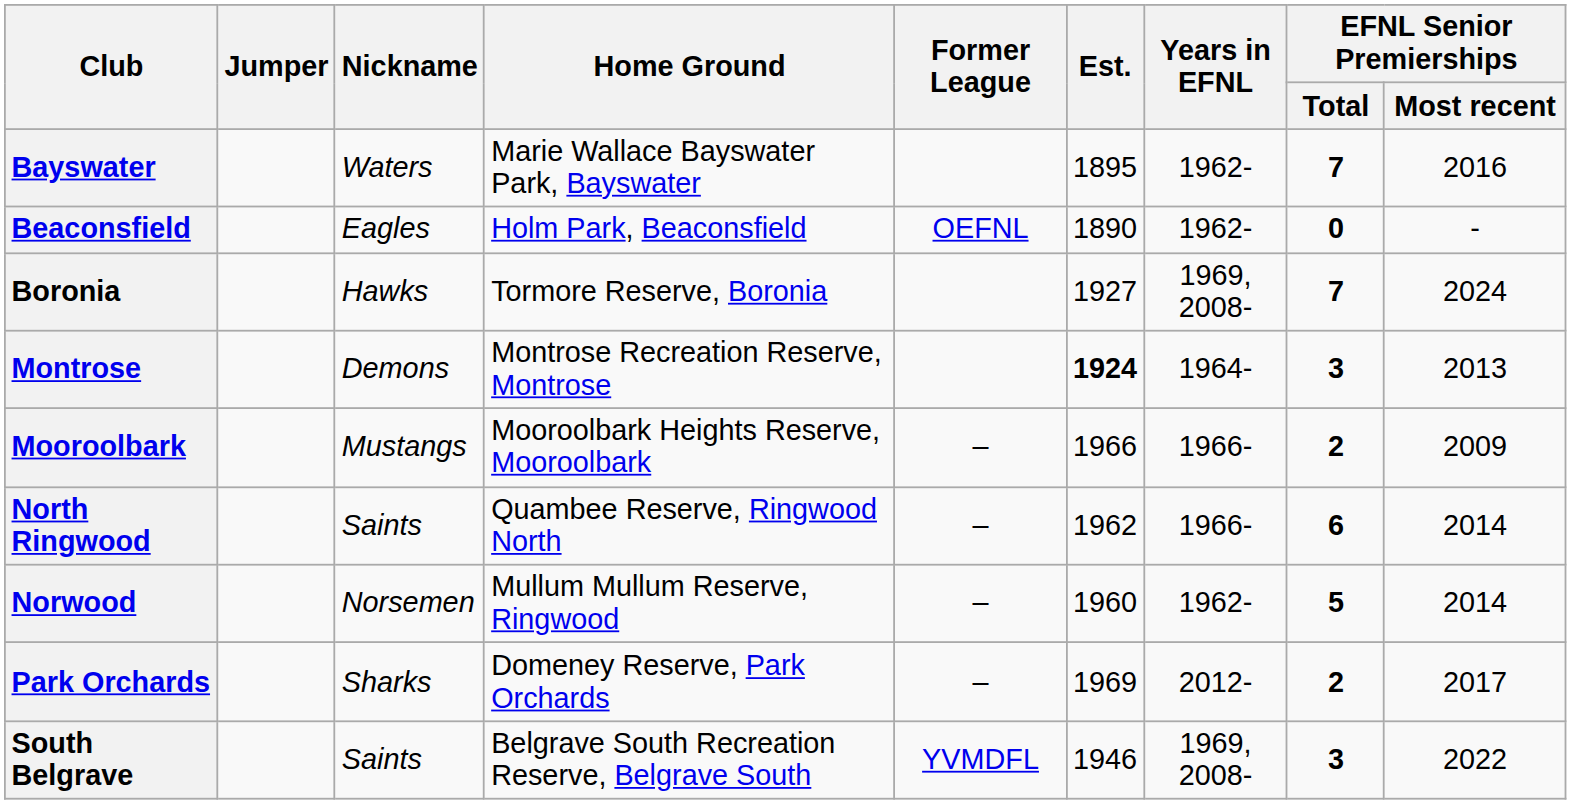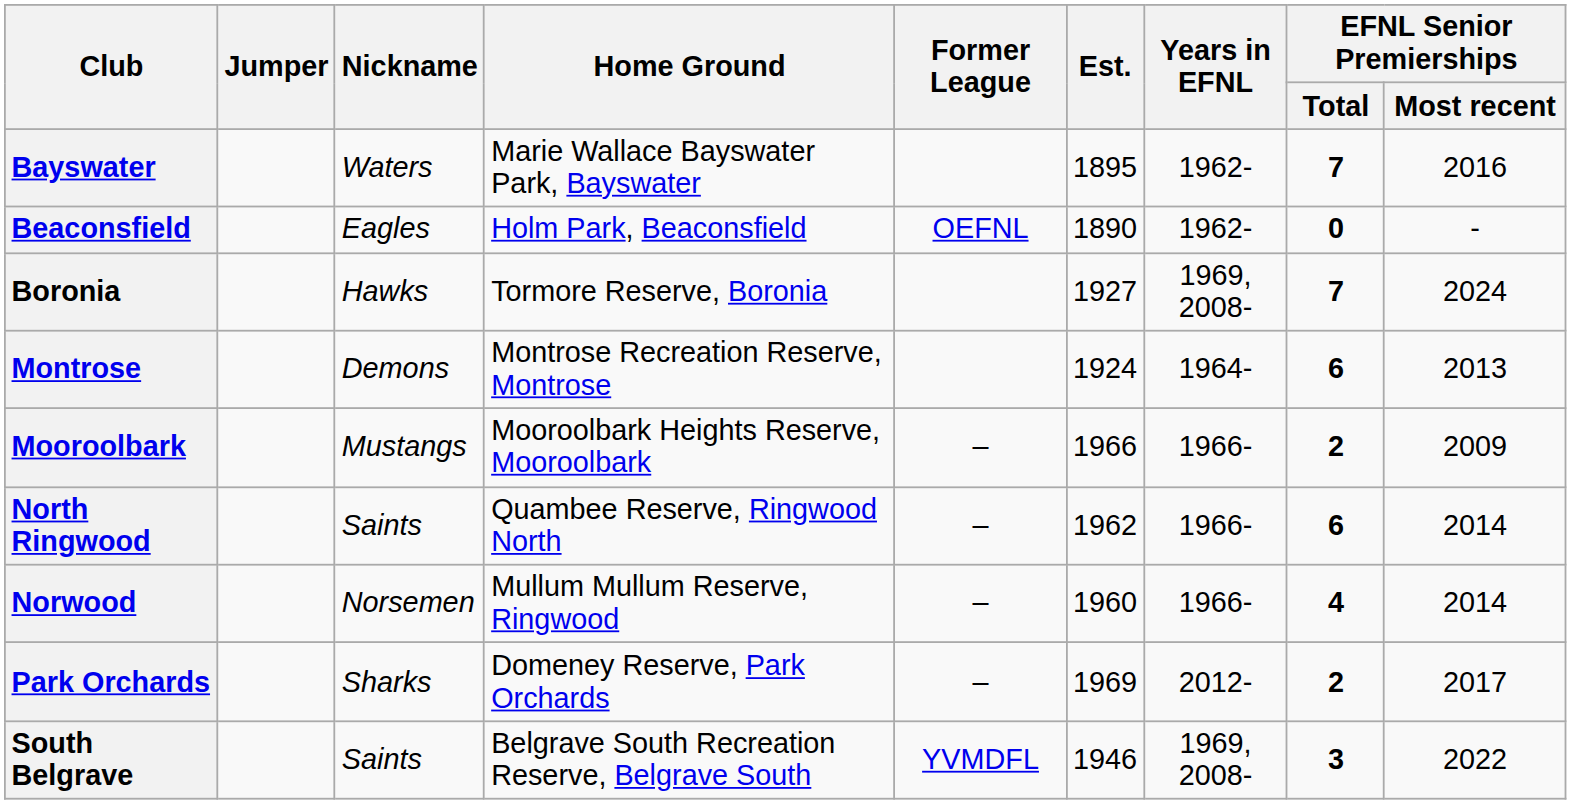(1105, 369) bold -> (1105, 369) normal
(1336, 369) 3 -> (1336, 369) 6
(1216, 603) 1962- -> (1216, 603) 1966-
(1336, 603) 5 -> (1336, 603) 4
